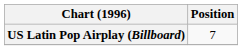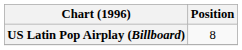(213, 34) 7 -> (213, 34) 8
